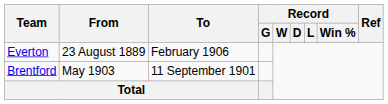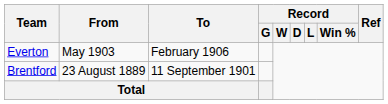(104, 52) 23 August 1889 -> (88, 52) May 1903
(88, 71) May 1903 -> (104, 71) 23 August 1889
